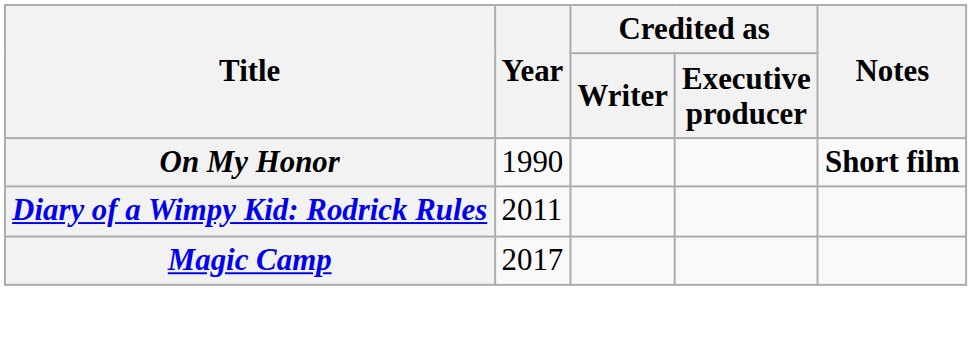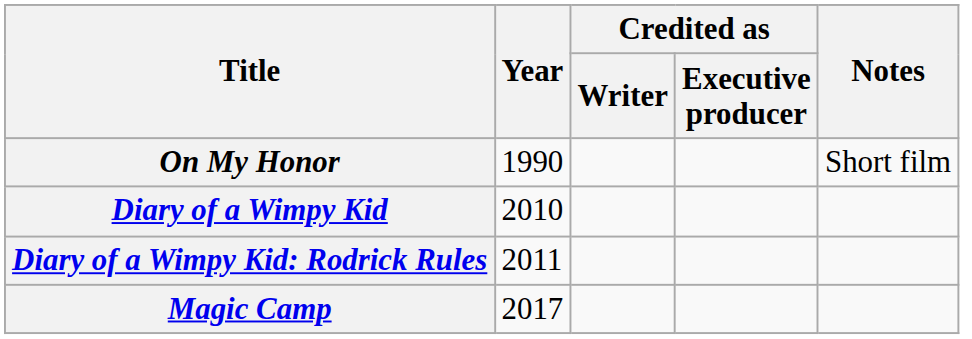(892, 161) bold -> (888, 161) normal
+ row: (250, 210)
